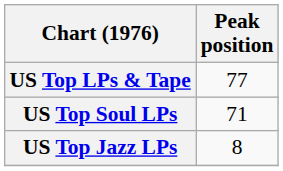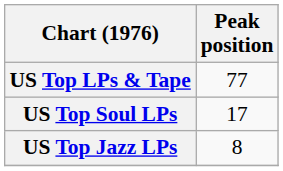(237, 113) 71 -> (237, 113) 17
